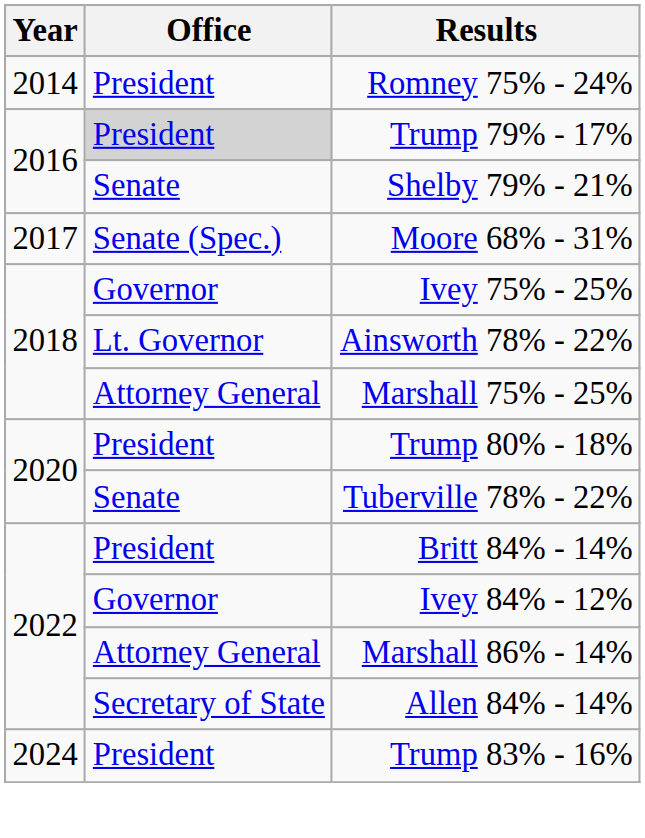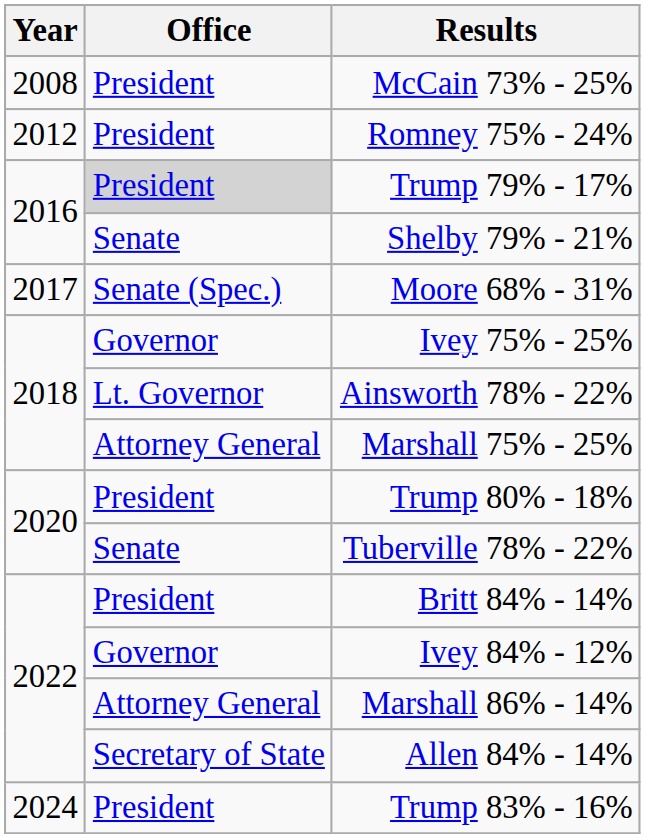+ row: (503, 82)
(45, 82) 2014 -> (45, 133) 2012
